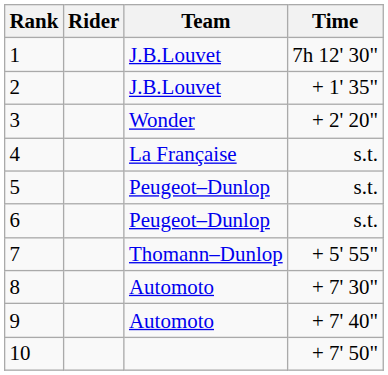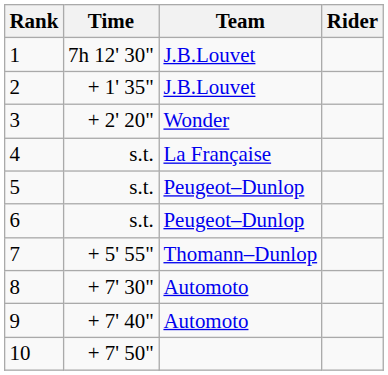columns swapped: (94, 21) <-> (335, 21)
